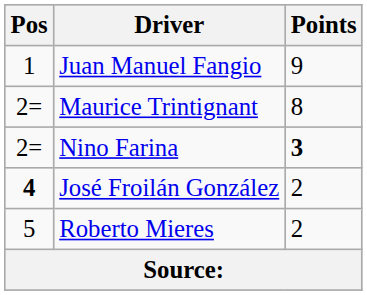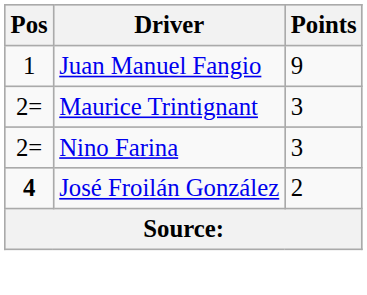(297, 106) 8 -> (297, 106) 3
(297, 147) bold -> (297, 147) normal
- row: (137, 229)
